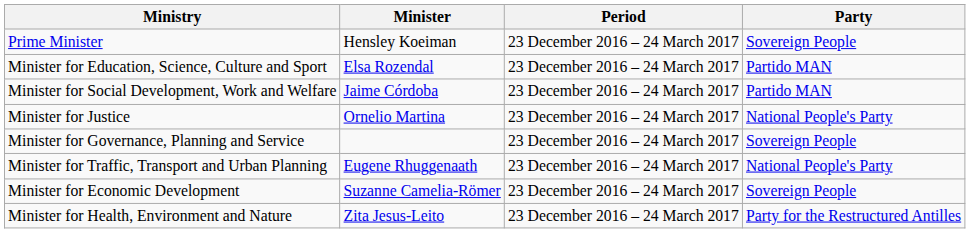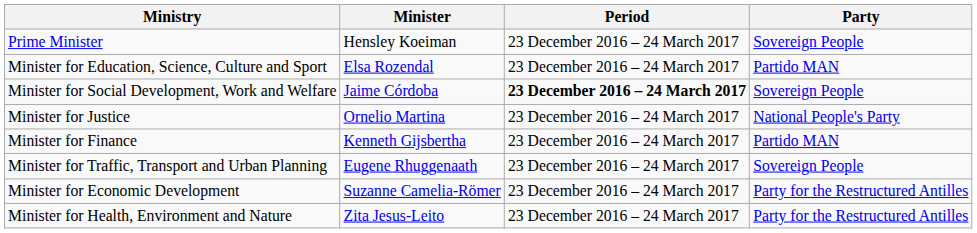(623, 91) normal -> (627, 91) bold
(789, 91) Partido MAN -> (808, 91) Sovereign People
- row: (156, 141)
+ row: (73, 141)
(819, 166) National People's Party -> (808, 166) Sovereign People
(801, 191) Sovereign People -> (861, 191) Party for the Restructured Antilles
